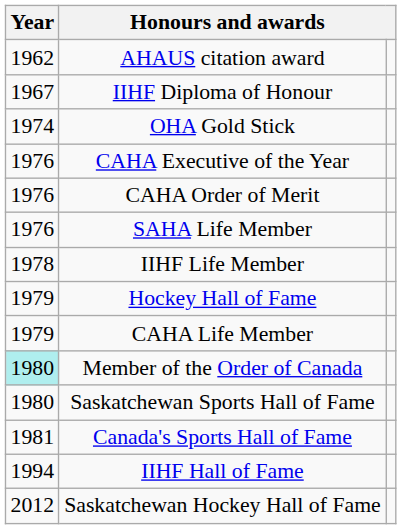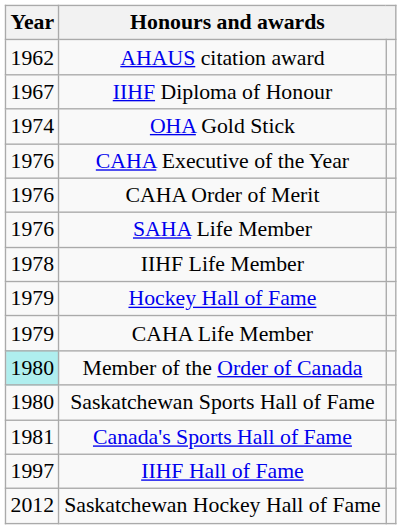(32, 471) 1994 -> (32, 471) 1997
